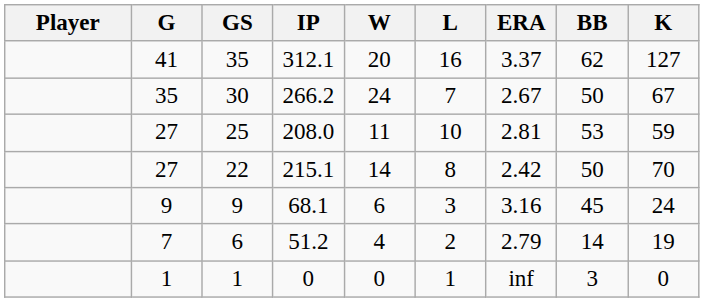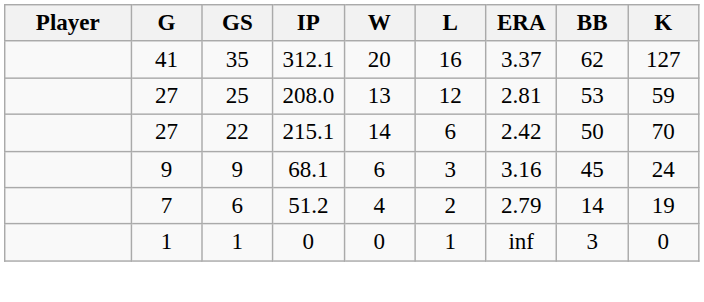- row: (237, 95)
(379, 132) 11 -> (379, 95) 13
(450, 132) 10 -> (450, 95) 12
(450, 168) 8 -> (450, 132) 6
